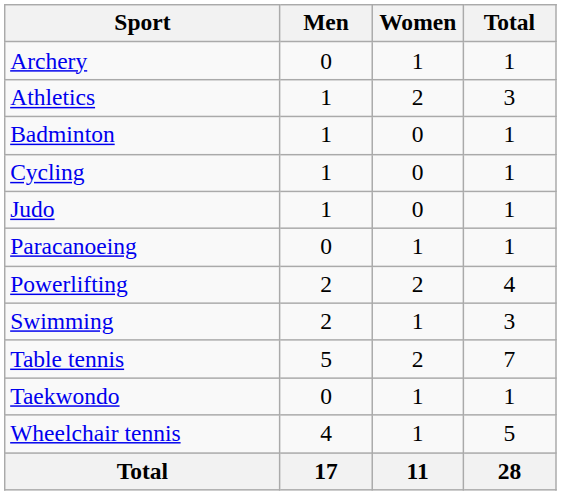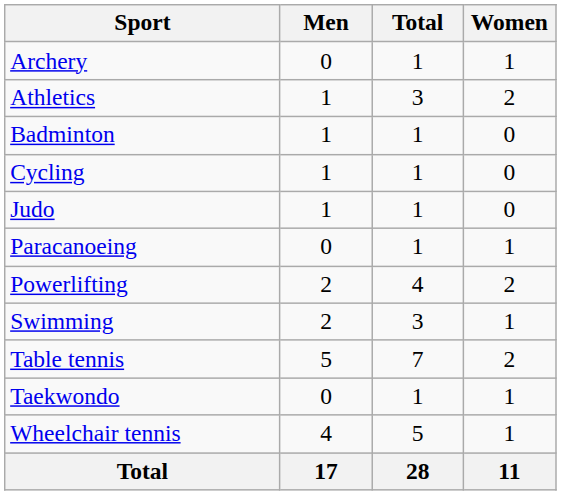columns swapped: (418, 23) <-> (509, 23)
